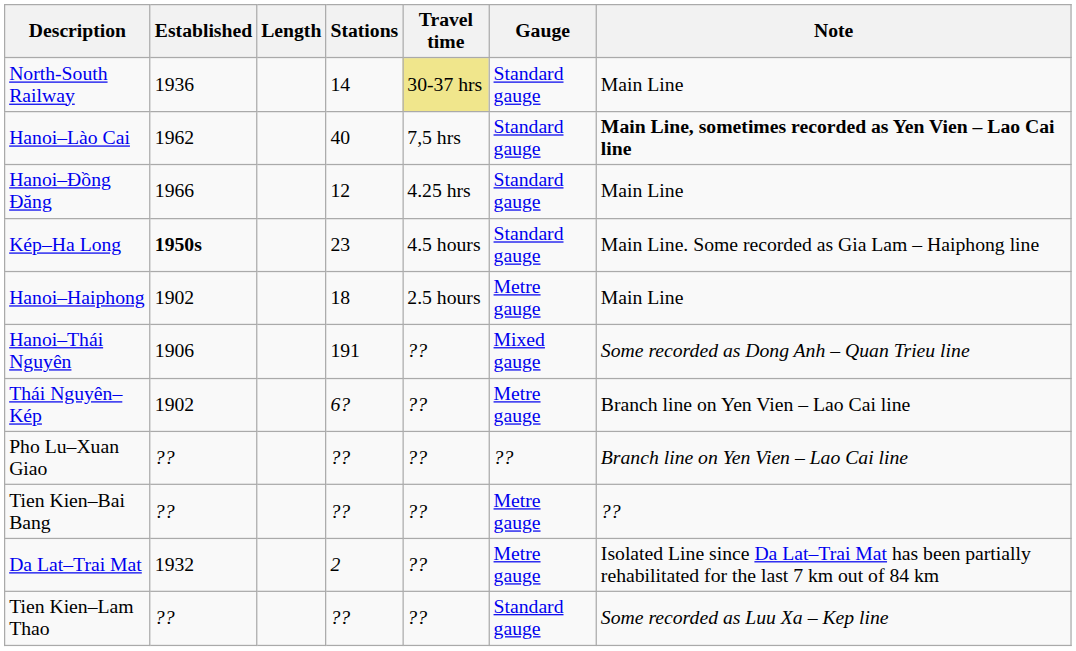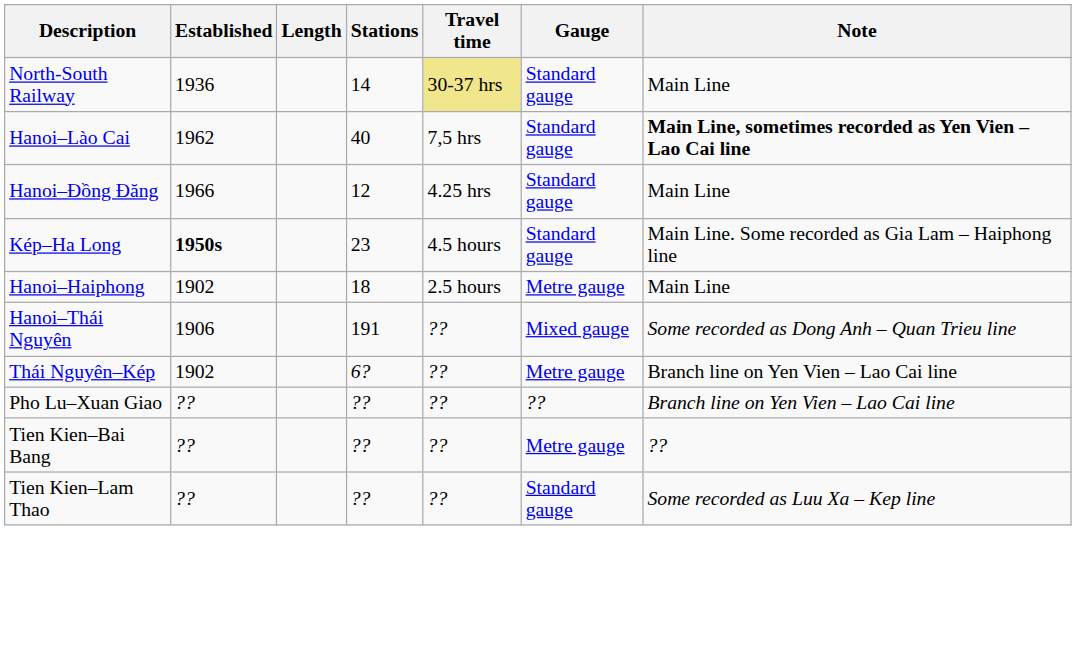- row: (75, 564)
